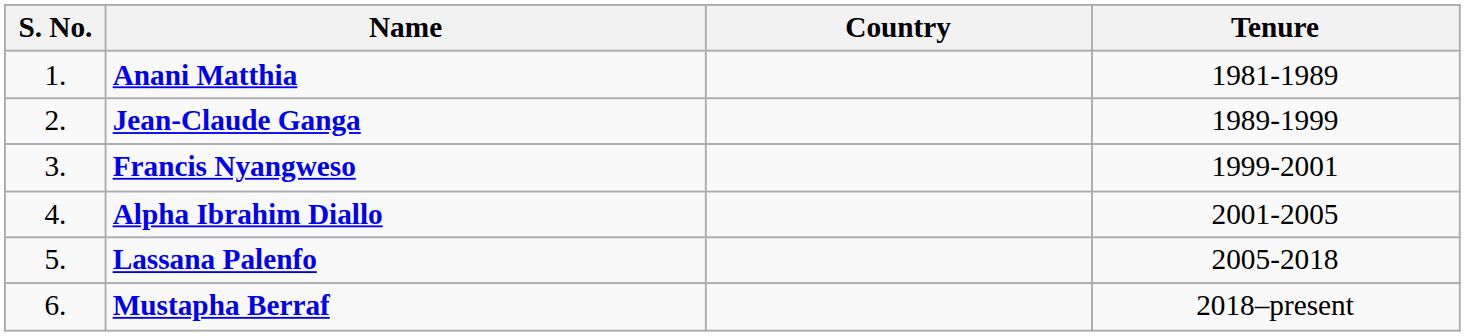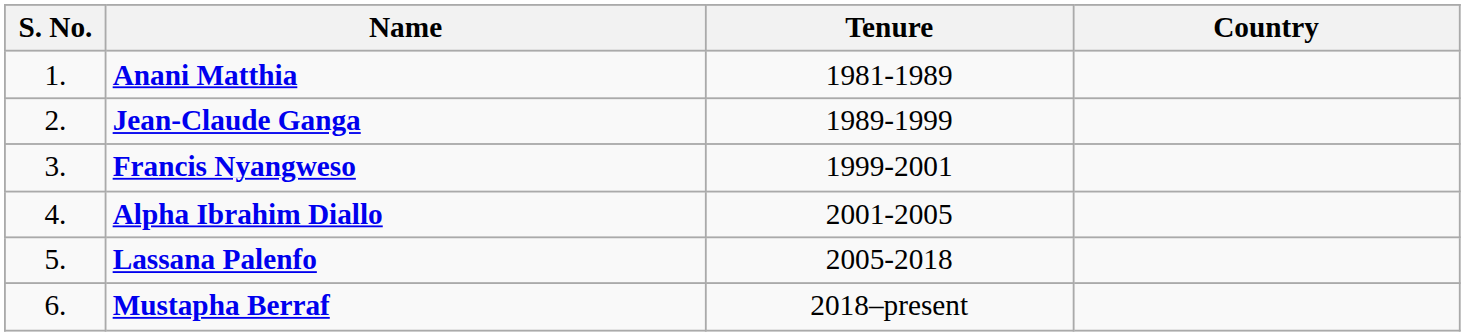columns swapped: (898, 27) <-> (1275, 27)
